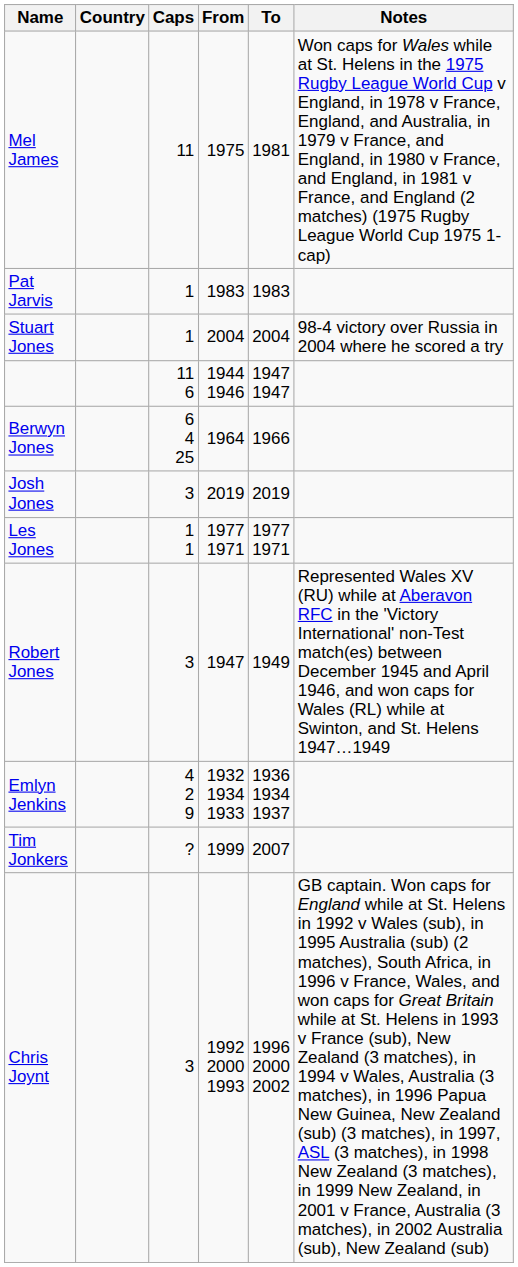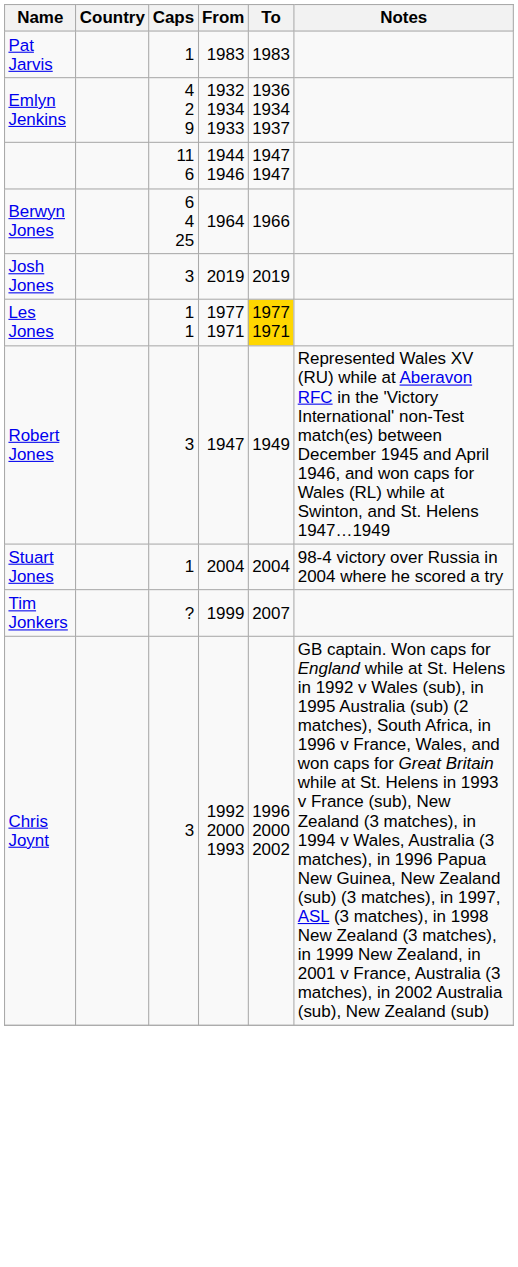- row: (33, 149)
rows swapped: (37, 794) <-> (31, 337)
(271, 540) no background -> (271, 322) gold background
